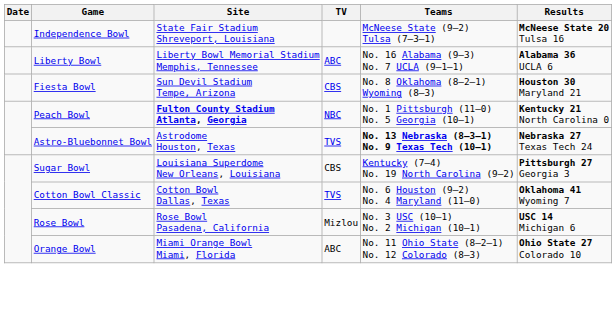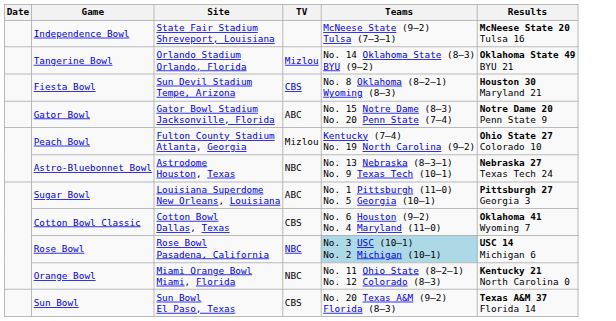+ row: (73, 60)
- row: (67, 60)
+ row: (62, 114)
(216, 114) bold -> (216, 141) normal
(333, 114) NBC -> (302, 141) Mizlou
(427, 114) No. 1 Pittsburgh (11–0) No. 5 Georgia (10–1) -> (399, 141) Kentucky (7–4) No. 19 North Carolina (9–2)
(564, 114) Kentucky 21 North Carolina 0 -> (516, 141) Ohio State 27 Colorado 10
(333, 141) TVS -> (293, 168) NBC
(427, 141) bold -> (388, 168) normal
(333, 168) CBS -> (293, 195) ABC
(439, 168) Kentucky (7–4) No. 19 North Carolina (9–2) -> (388, 195) No. 1 Pittsburgh (11–0) No. 5 Georgia (10–1)
(333, 195) TVS -> (293, 222) CBS
(341, 222) Mizlou -> (293, 249) NBC
(422, 222) no background -> (382, 249) lightblue background
(333, 249) ABC -> (293, 276) NBC
(556, 249) Ohio State 27 Colorado 10 -> (525, 276) Kentucky 21 North Carolina 0
+ row: (56, 303)
